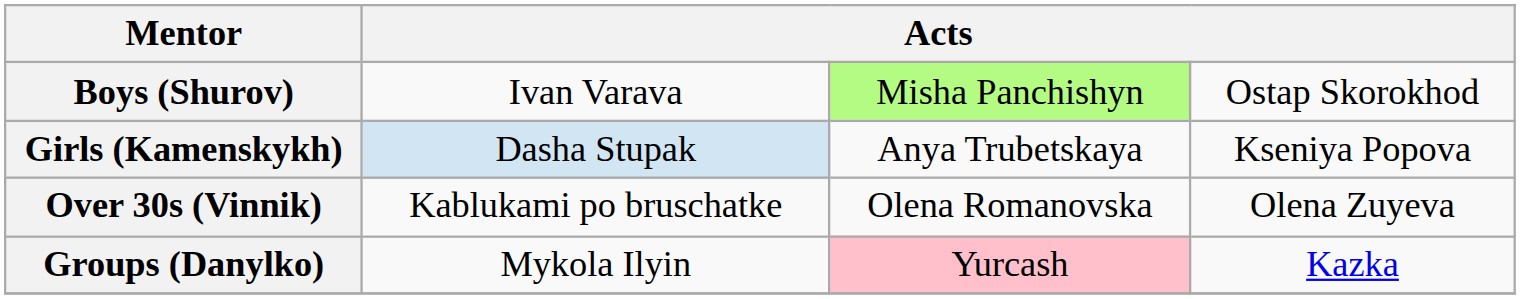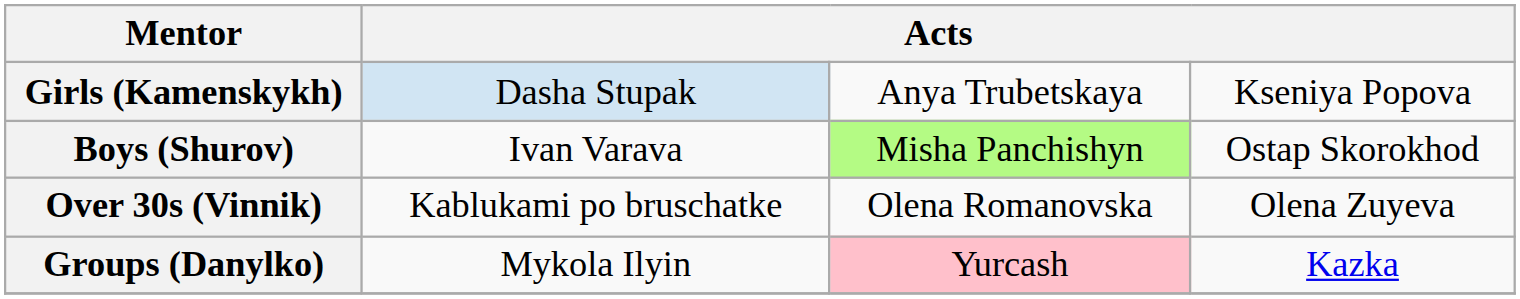rows swapped: (184, 90) <-> (184, 148)
